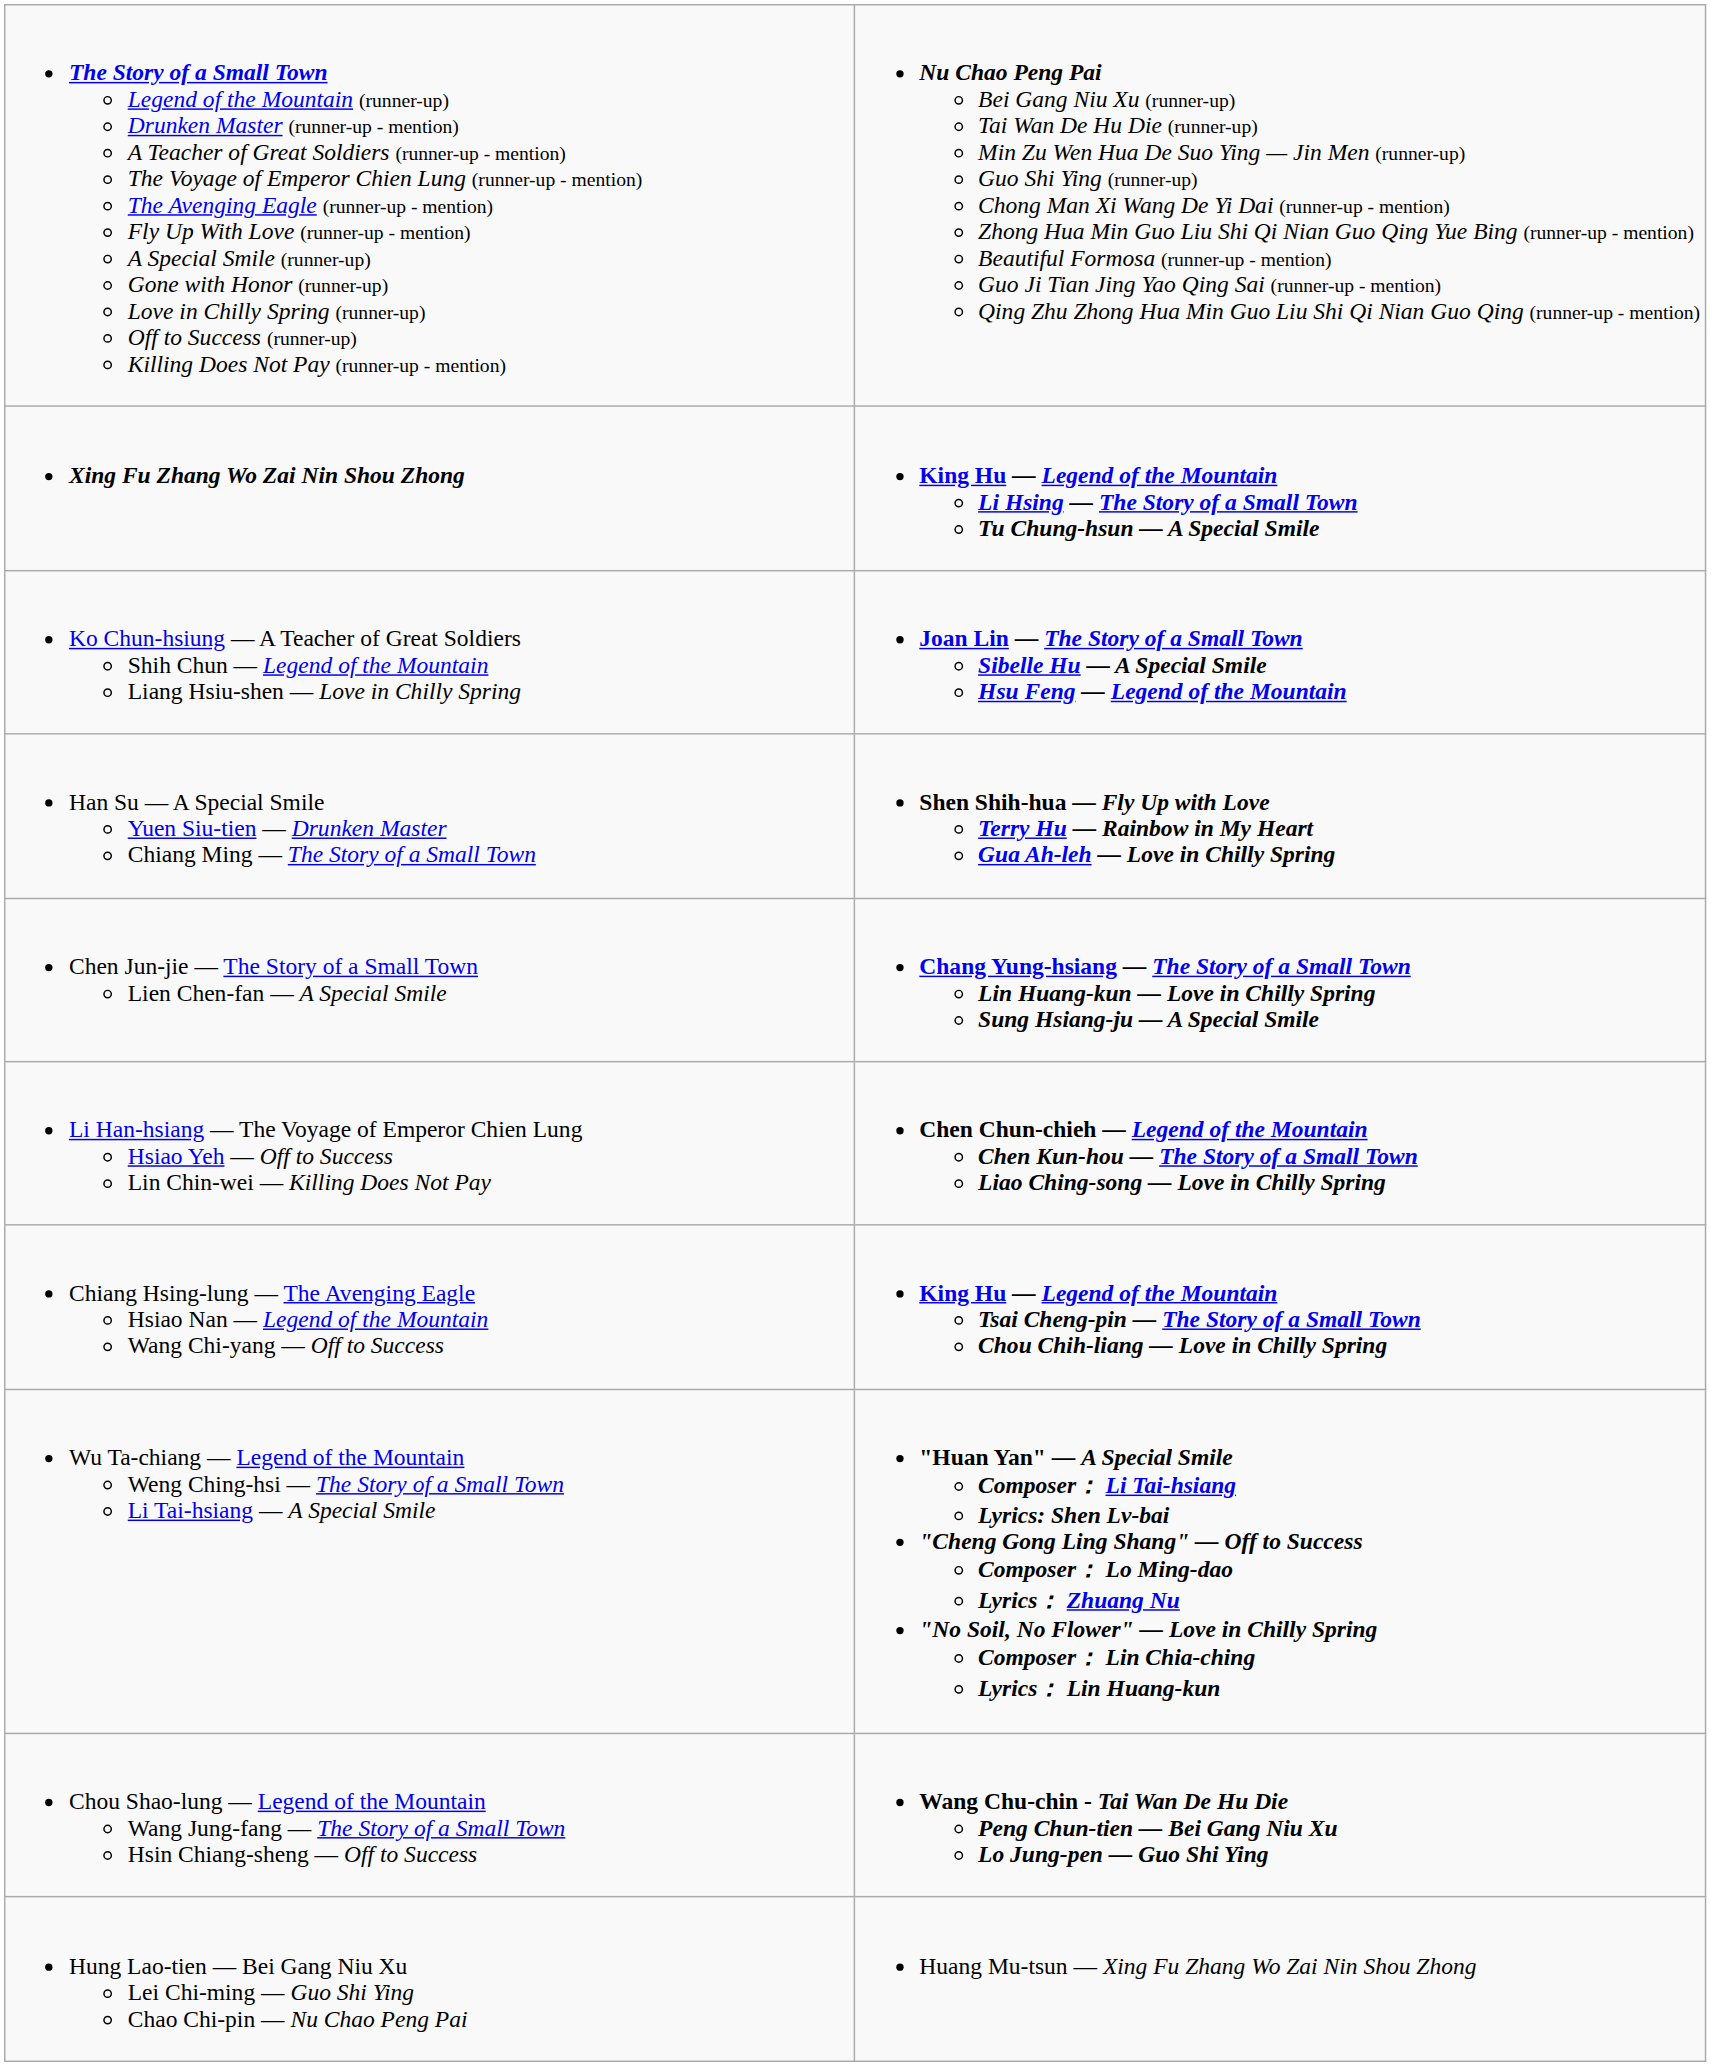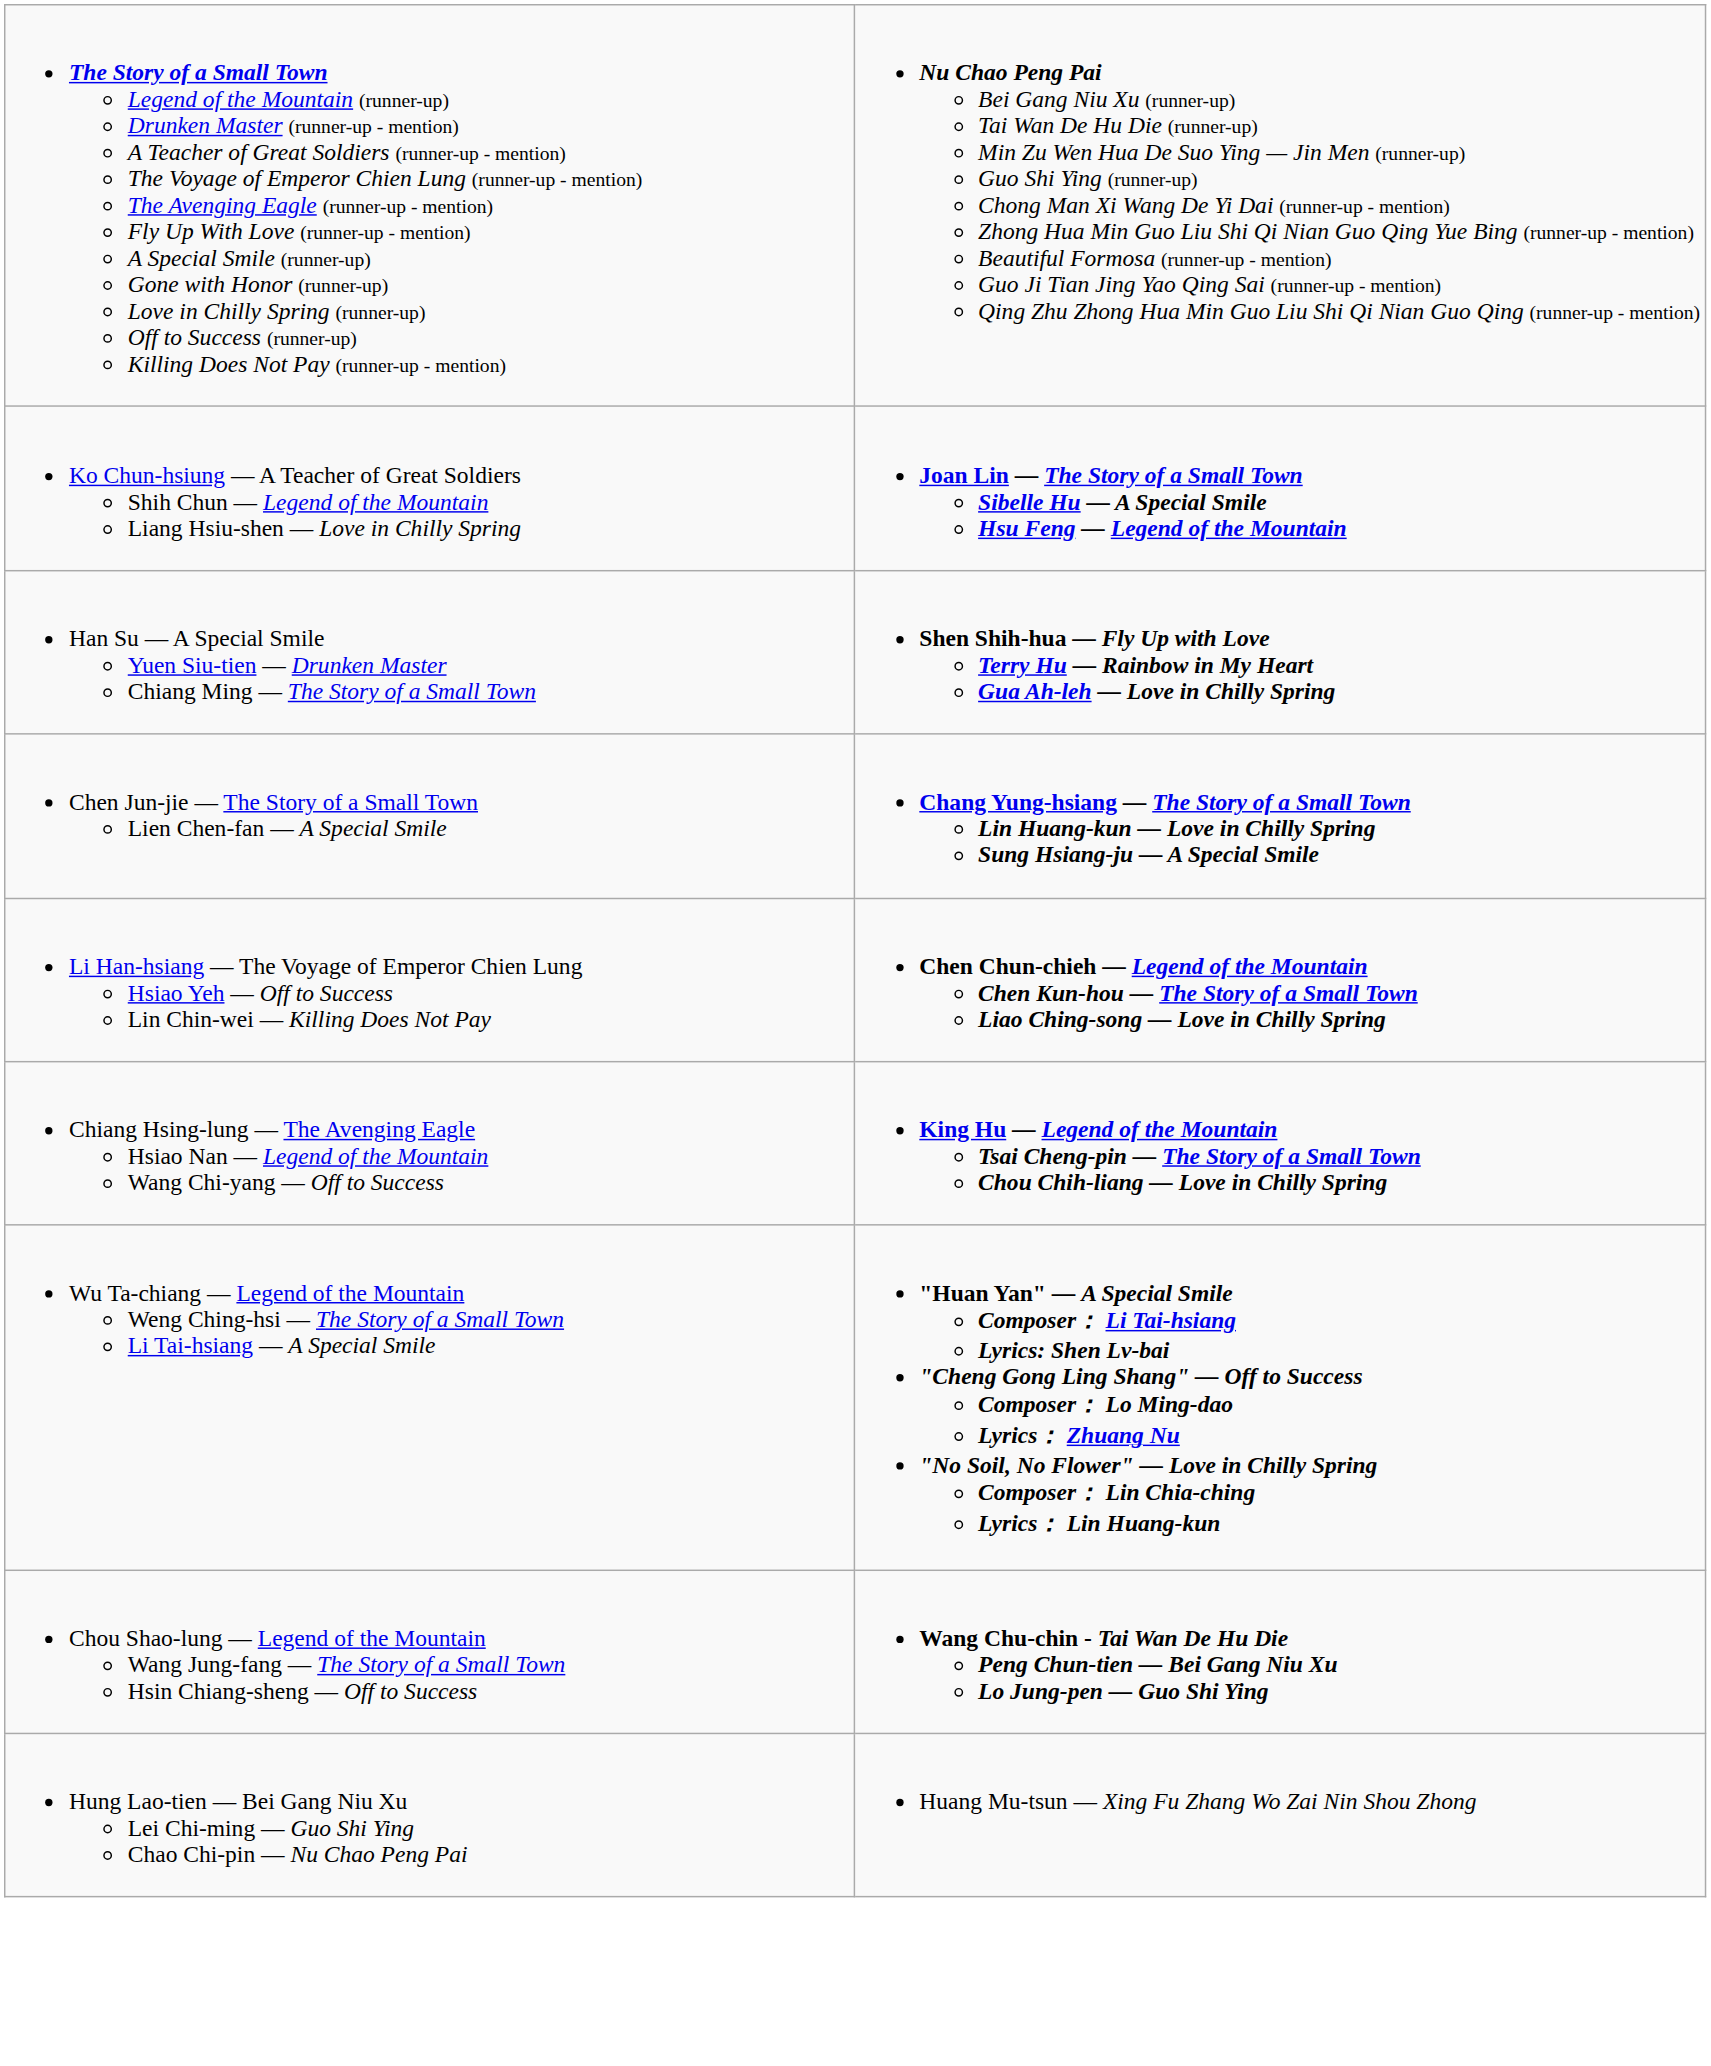- row: (430, 475)
